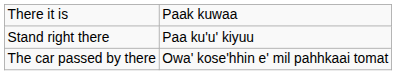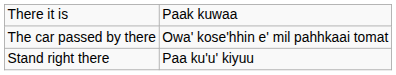rows swapped: (82, 59) <-> (58, 37)
